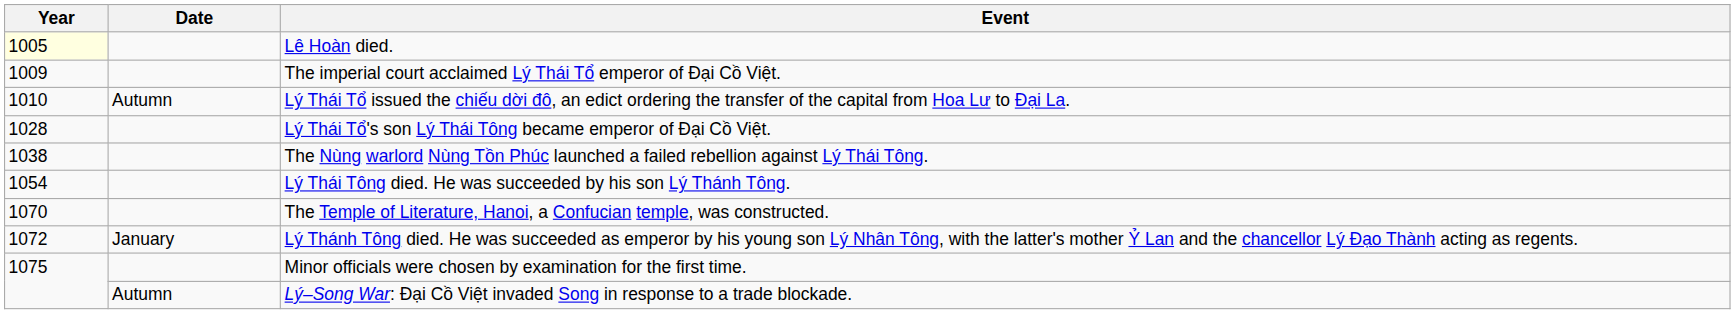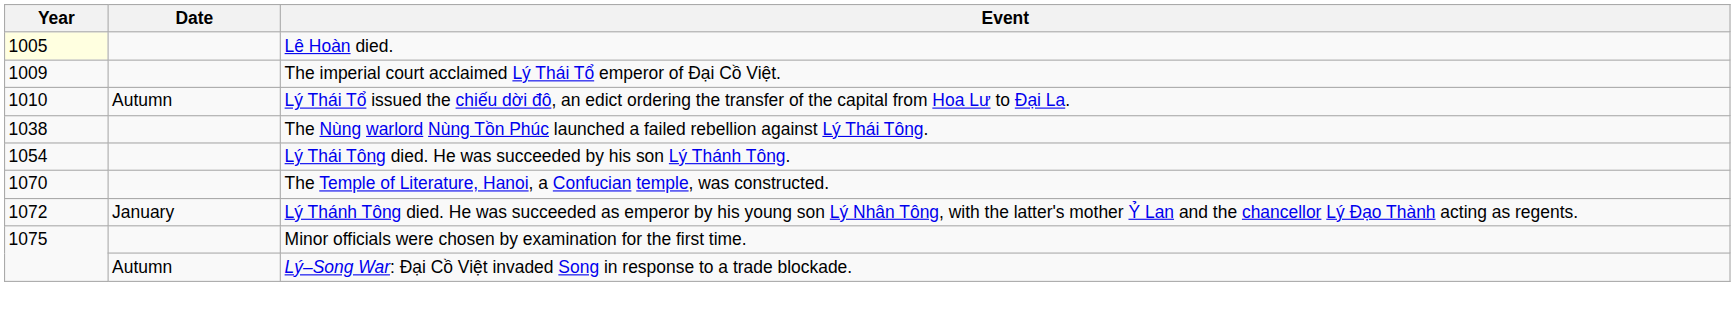- row: (528, 128)
